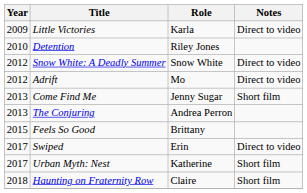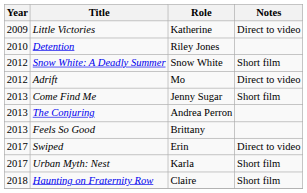(182, 29) Karla -> (191, 29) Katherine
(269, 63) Direct to video -> (259, 63) Short film
(17, 130) 2015 -> (17, 130) 2013
(191, 163) Katherine -> (182, 163) Karla
